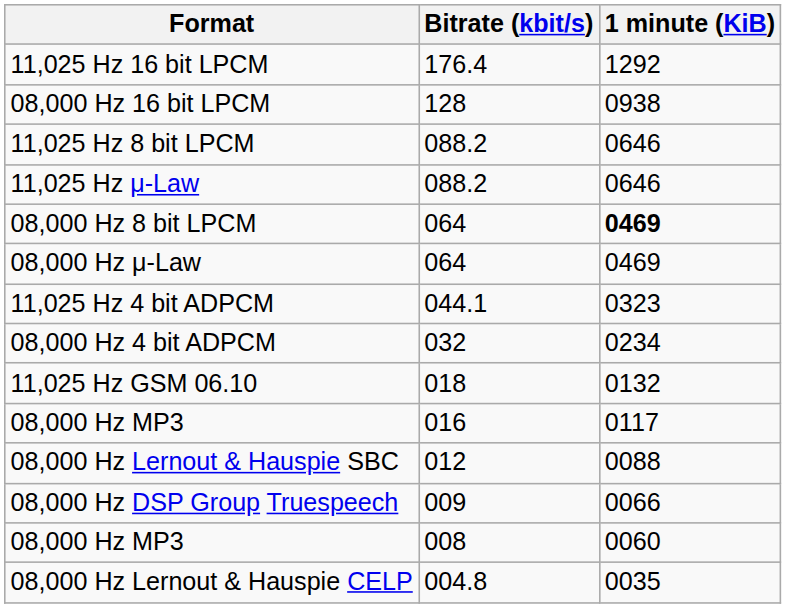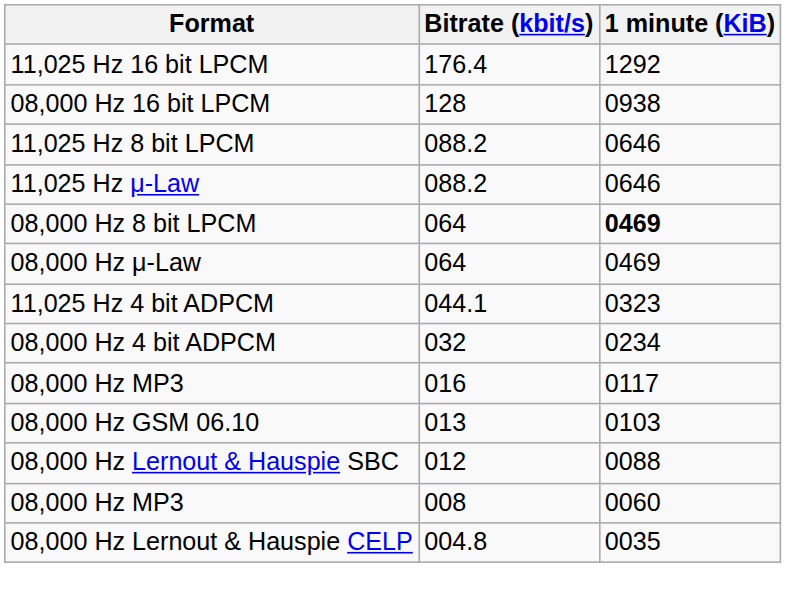- row: (134, 382)
+ row: (135, 422)
- row: (204, 502)
